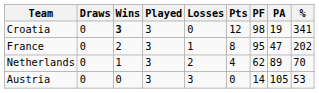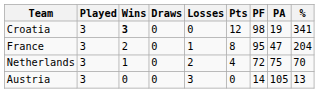columns swapped: (164, 13) <-> (95, 13)
(303, 46) 202 -> (303, 46) 204
(259, 63) 62 -> (259, 63) 72
(276, 63) 89 -> (276, 63) 75
(299, 80) 53 -> (299, 80) 13
